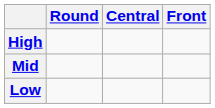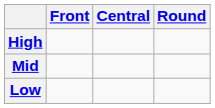columns swapped: (186, 16) <-> (74, 16)
